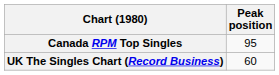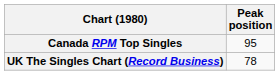(250, 61) 60 -> (250, 61) 78
